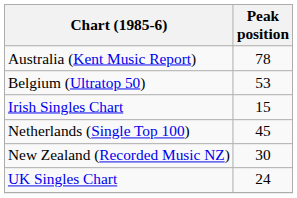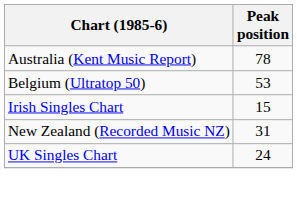- row: (99, 131)
(263, 155) 30 -> (263, 131) 31
